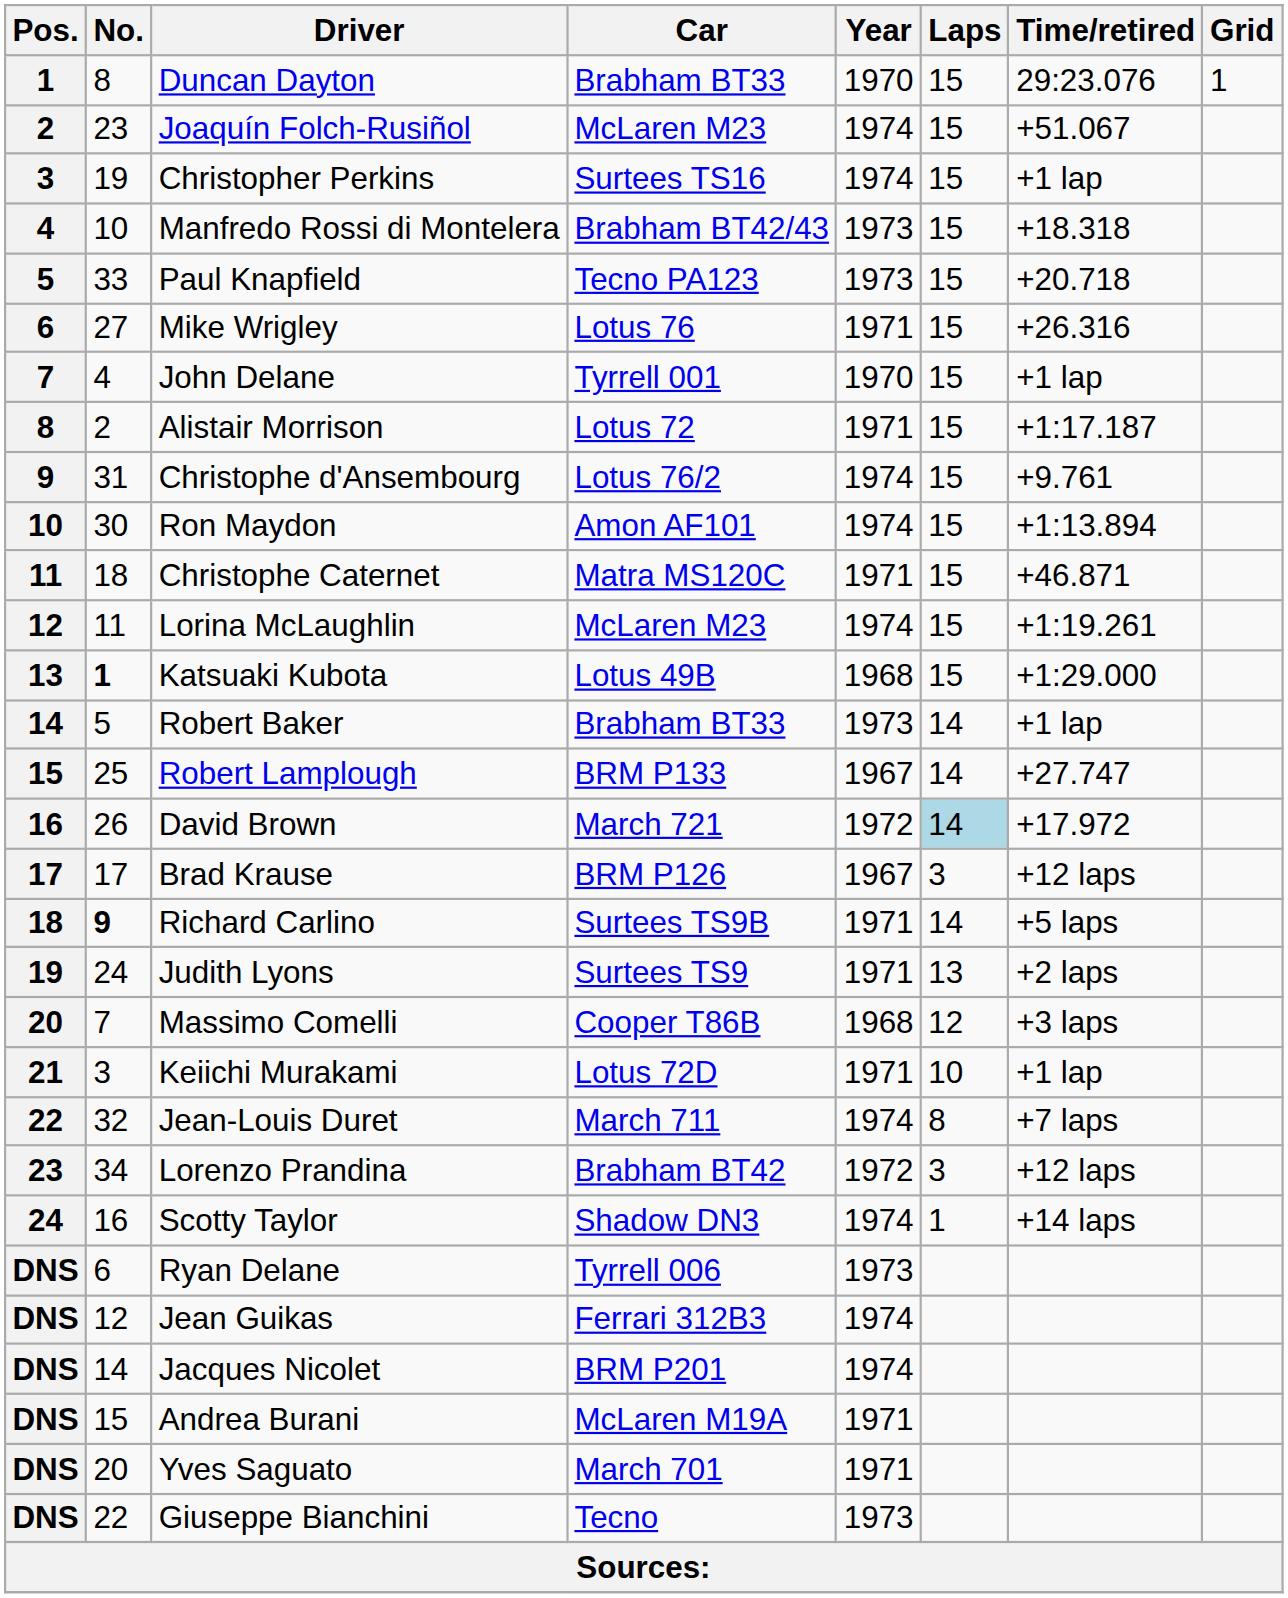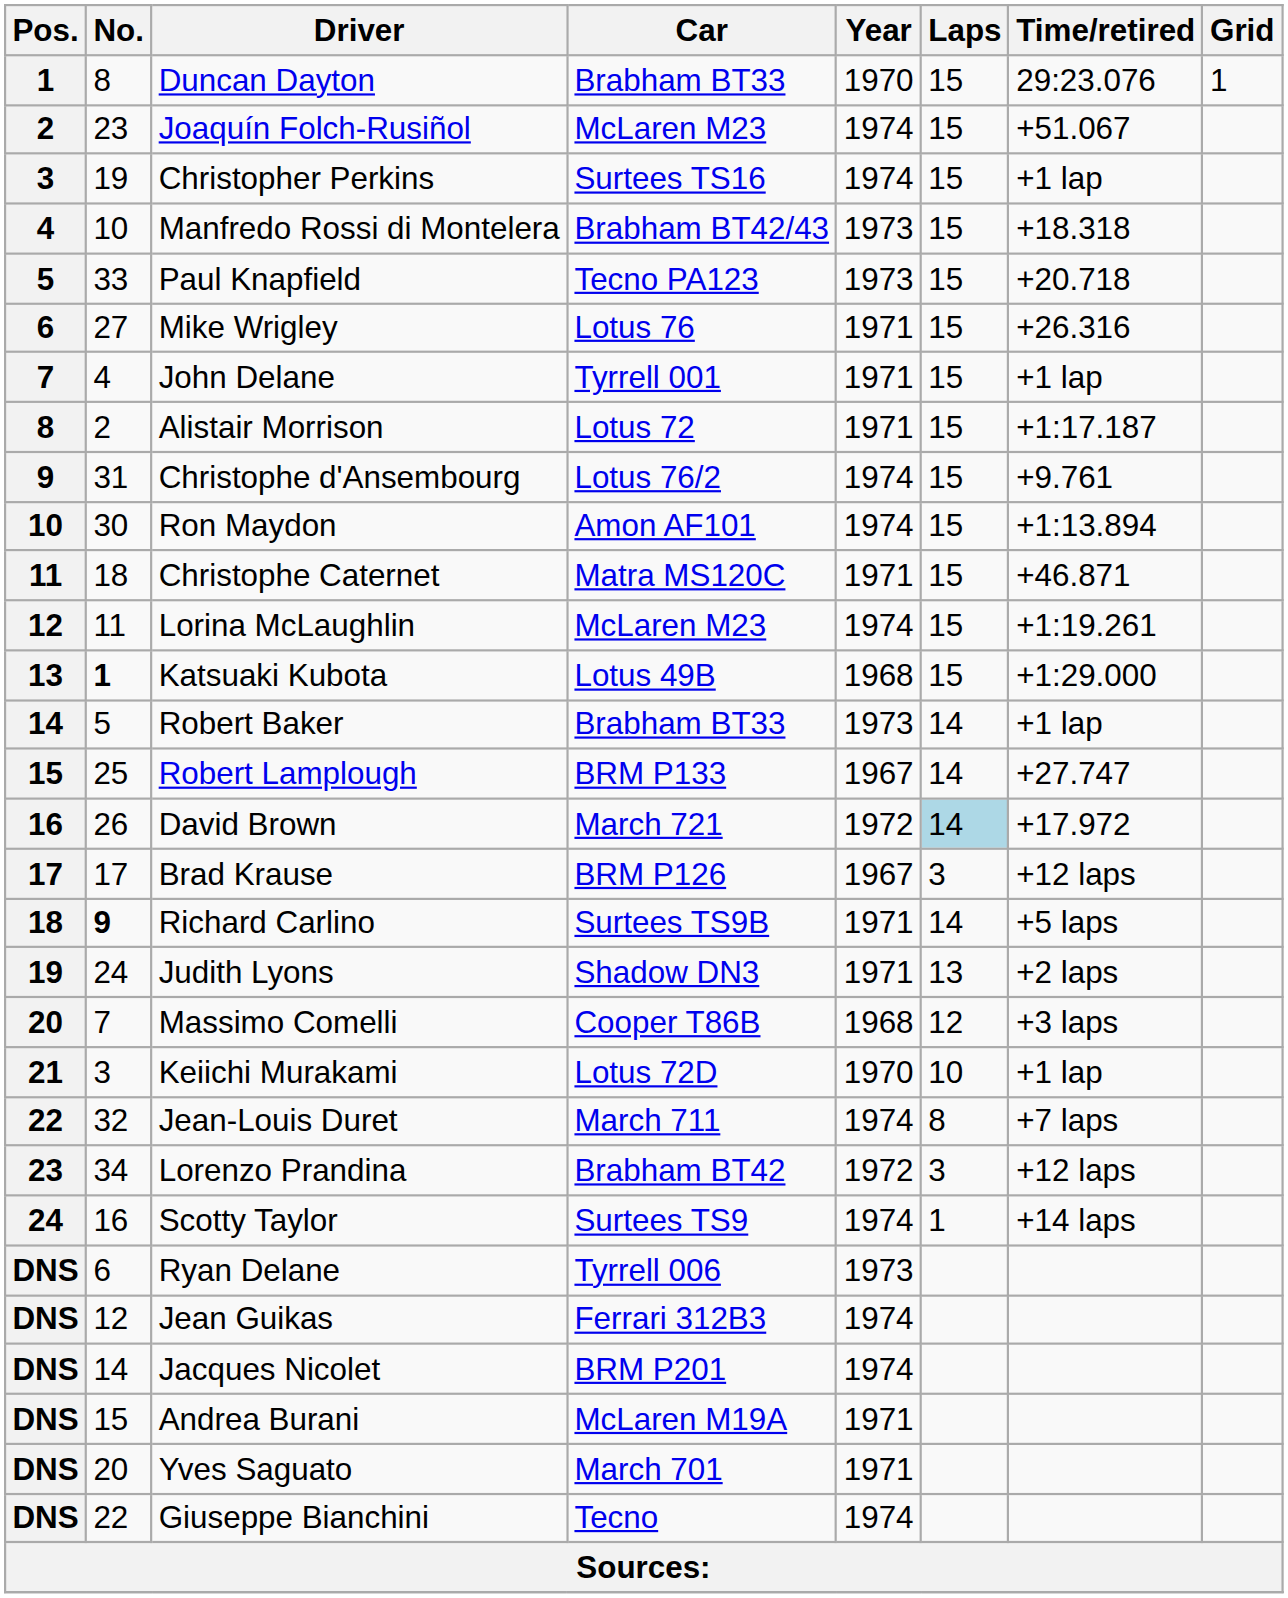(879, 377) 1970 -> (879, 377) 1971
(661, 973) Surtees TS9 -> (667, 973) Shadow DN3
(879, 1072) 1971 -> (879, 1072) 1970
(667, 1221) Shadow DN3 -> (661, 1221) Surtees TS9
(879, 1518) 1973 -> (879, 1518) 1974
